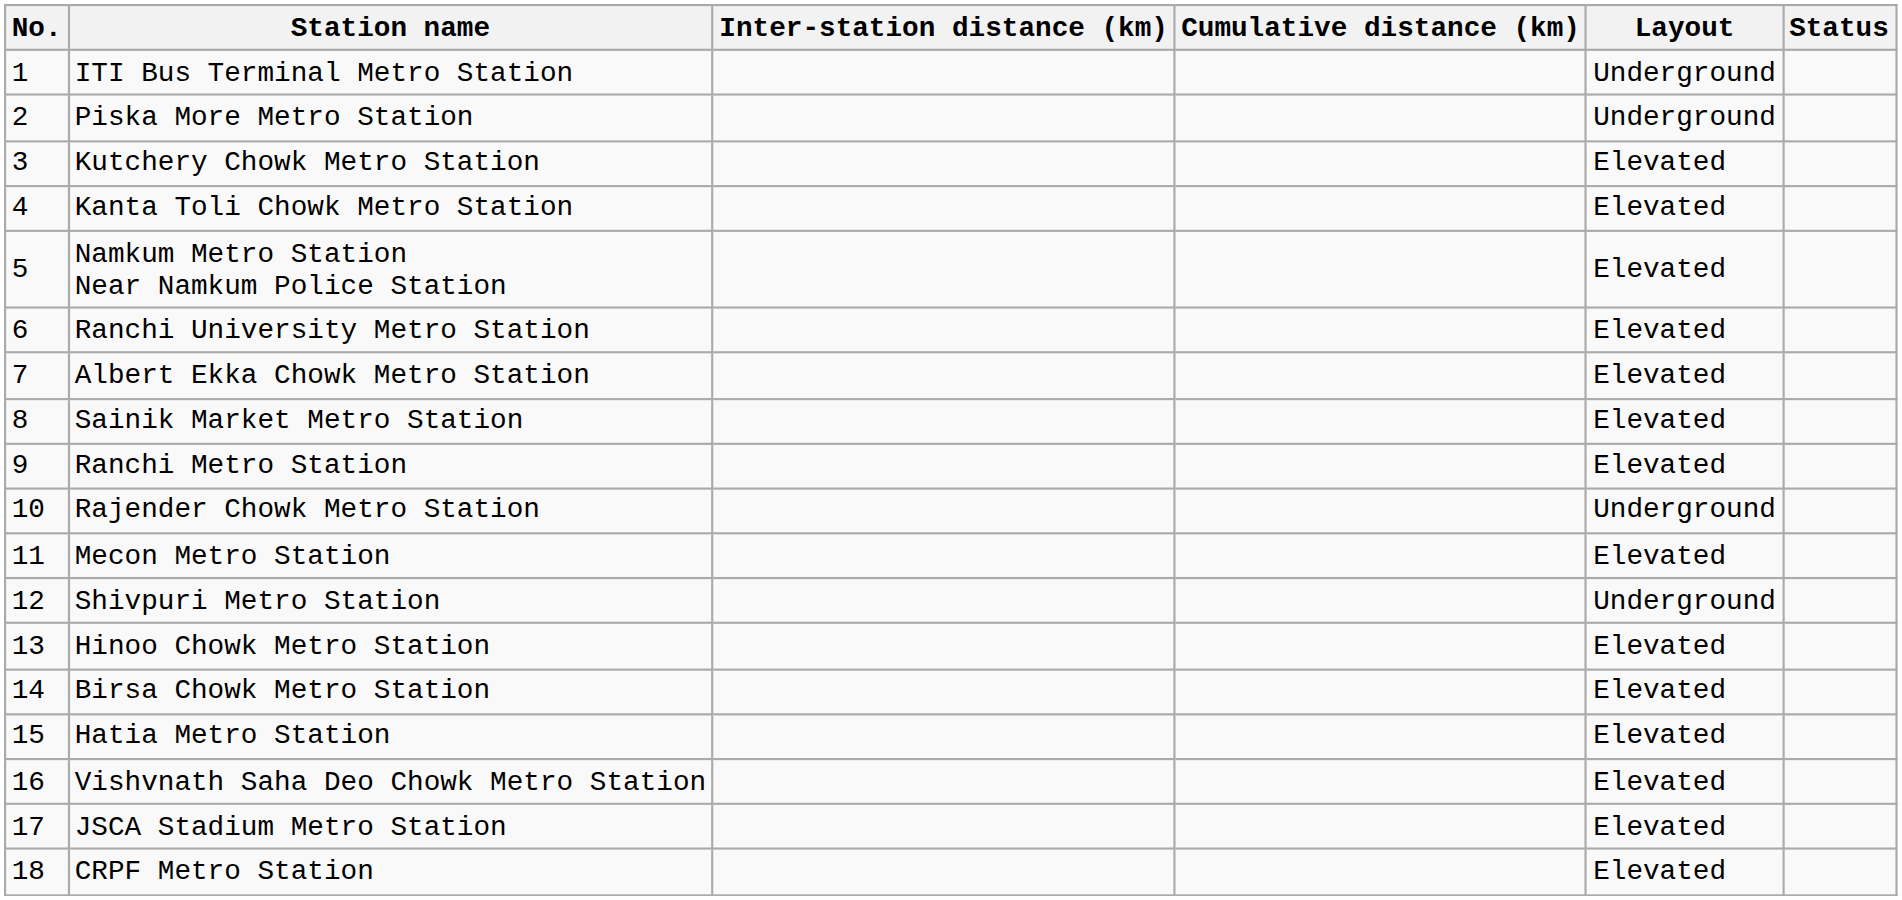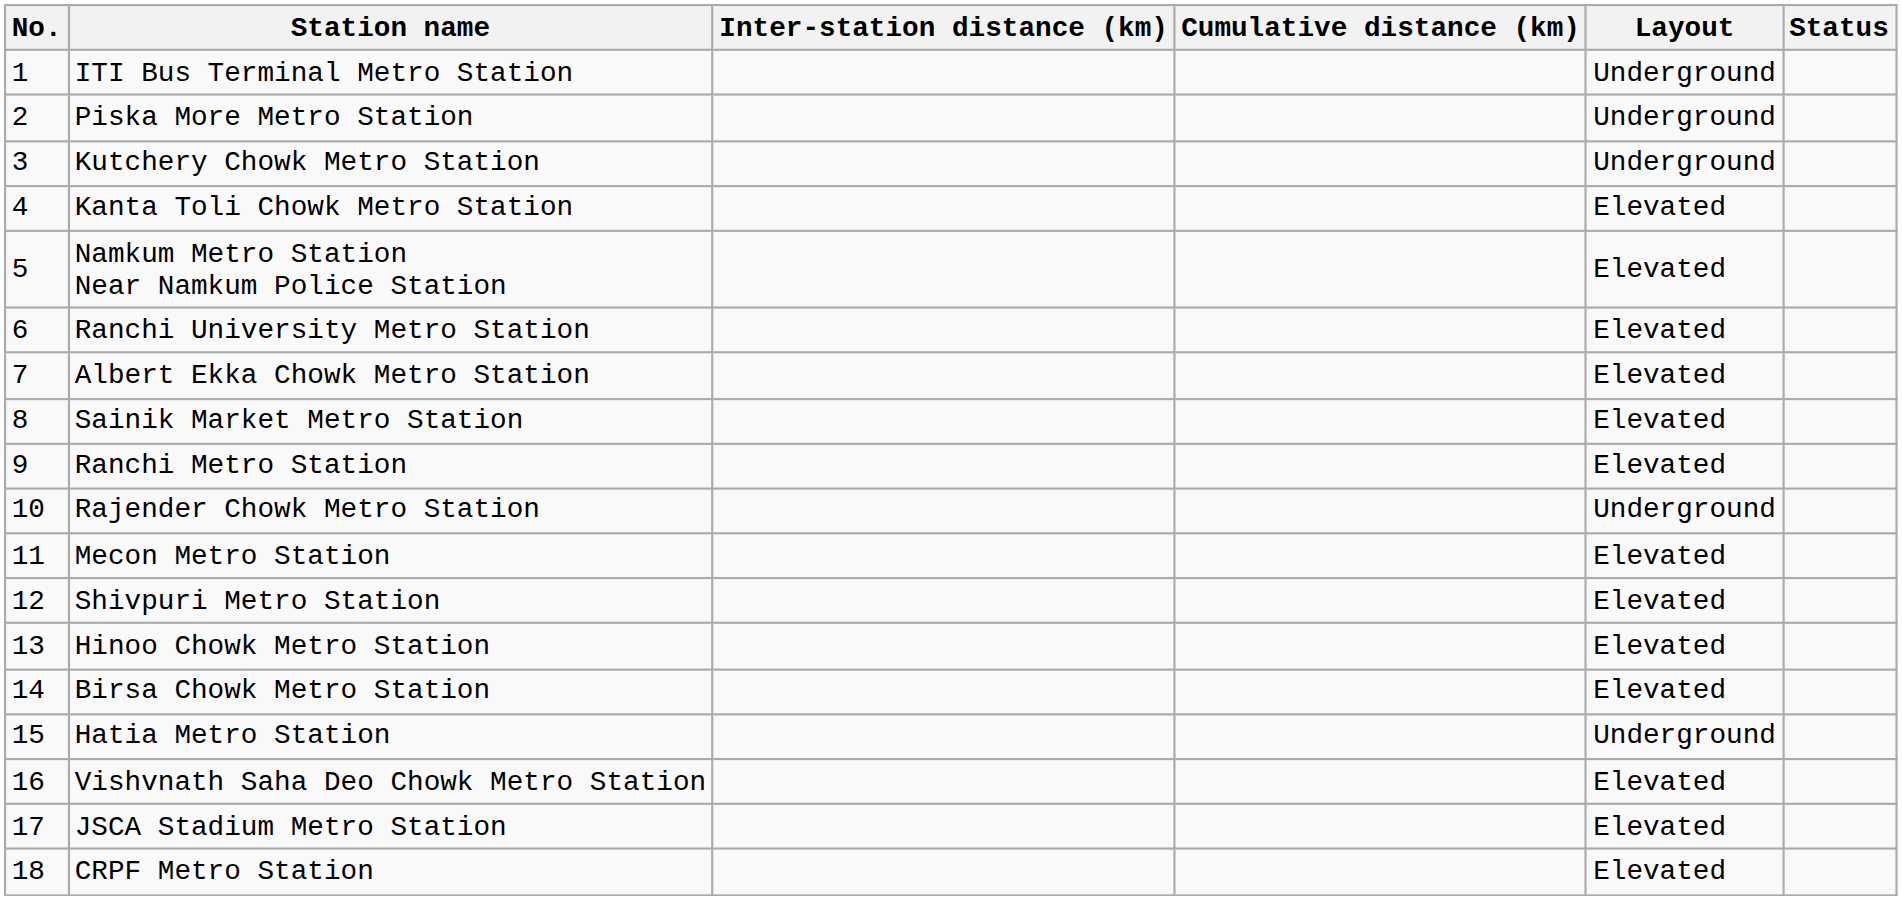(1660, 163) Elevated -> (1685, 163) Underground
(1685, 601) Underground -> (1660, 601) Elevated
(1660, 737) Elevated -> (1685, 737) Underground
